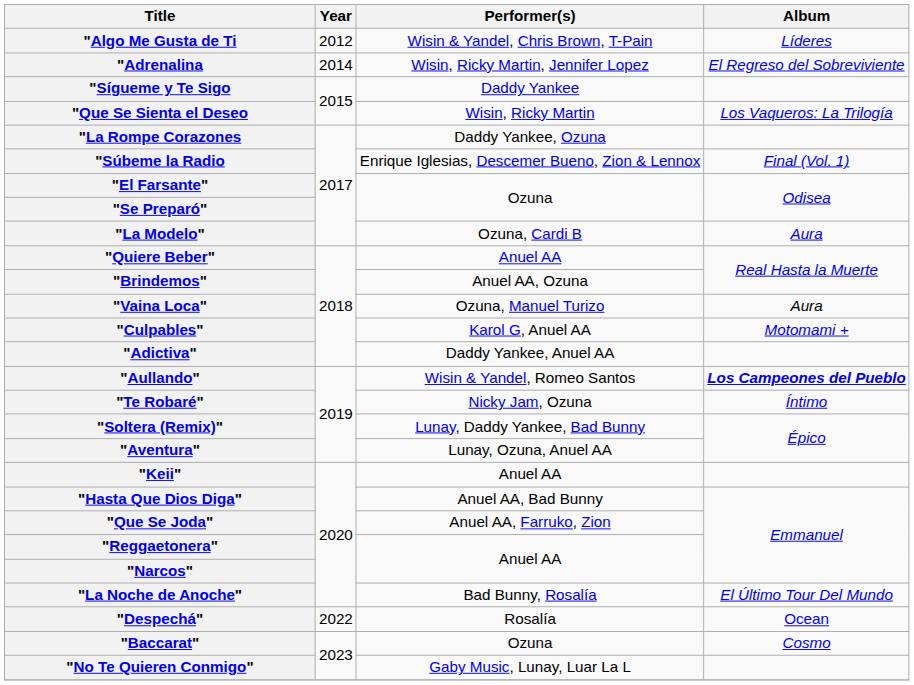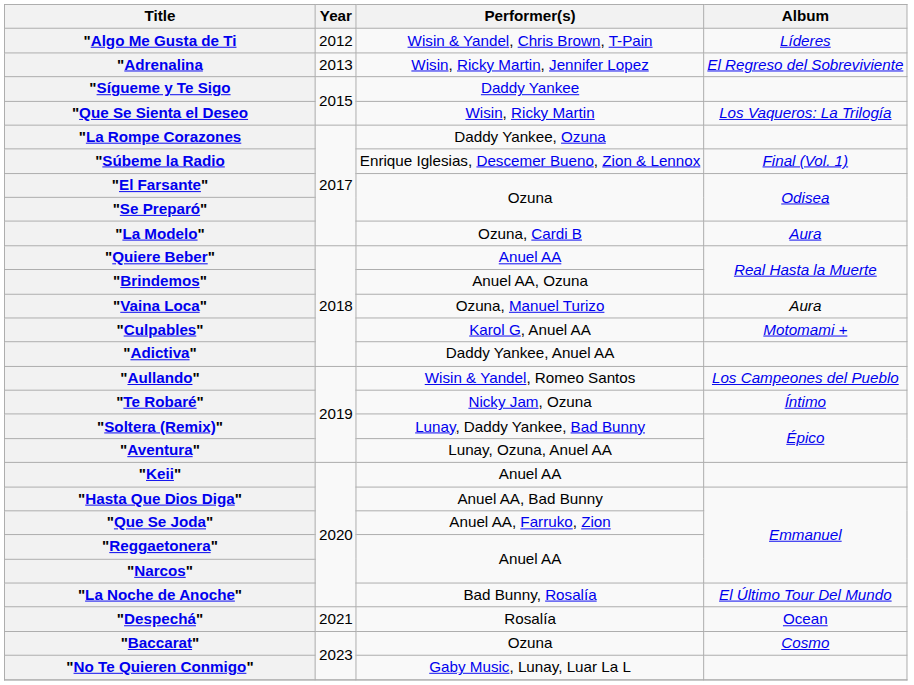(336, 64) 2014 -> (336, 64) 2013
(807, 378) bold -> (805, 378) normal
(336, 619) 2022 -> (336, 619) 2021
